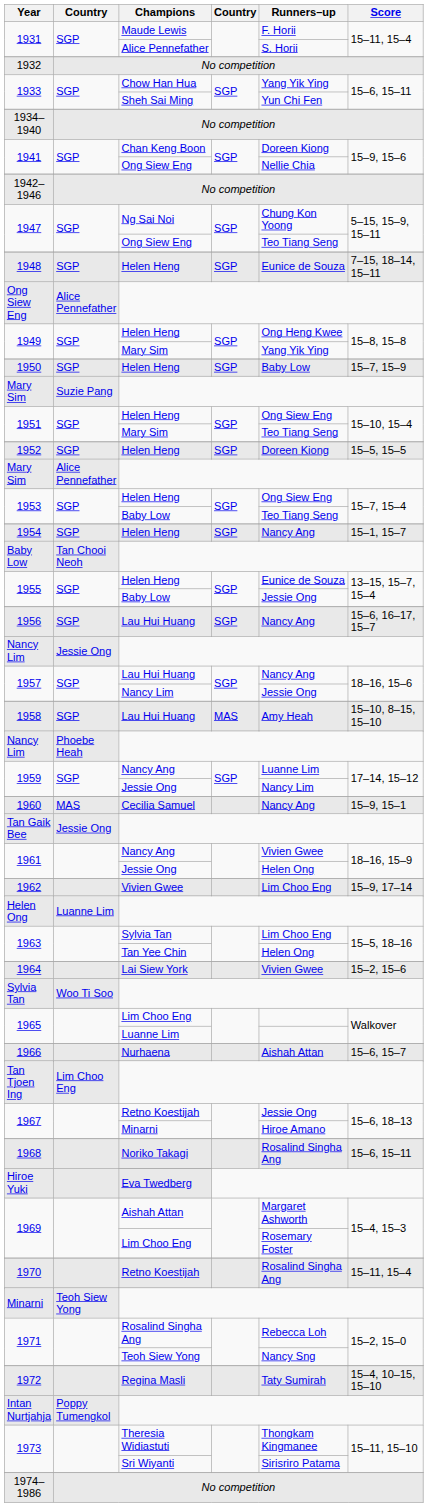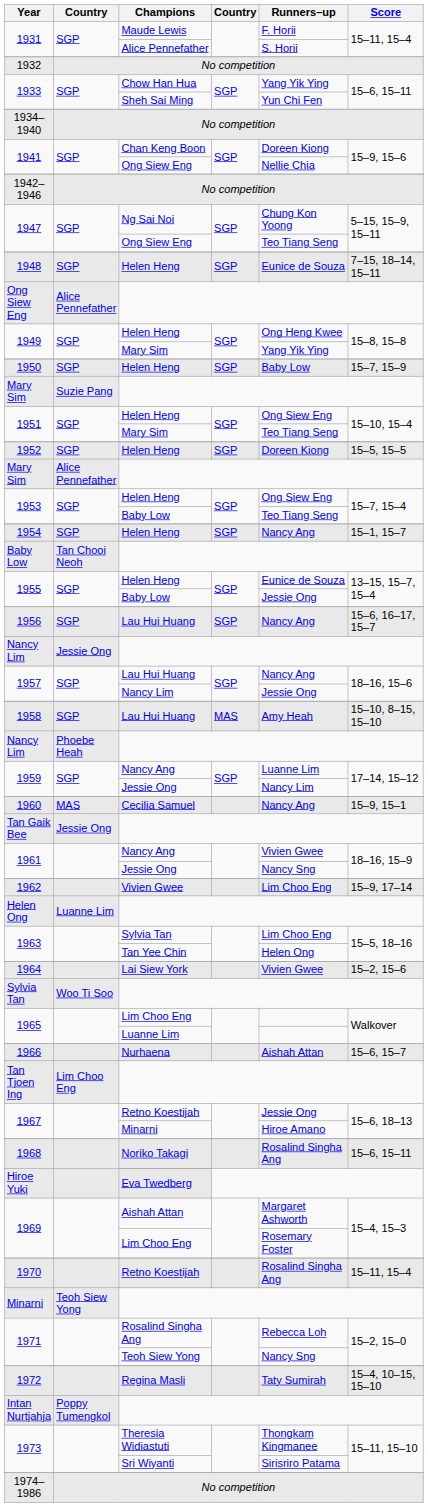(288, 869) Helen Ong -> (288, 869) Nancy Sng
